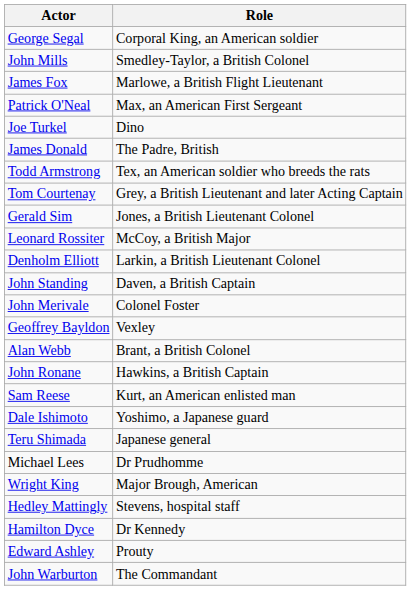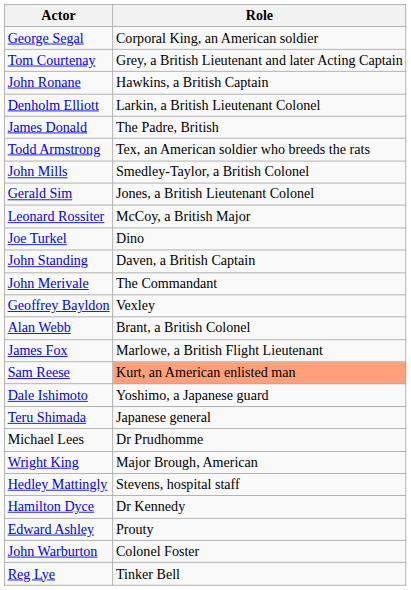rows swapped: (52, 194) <-> (38, 60)
rows swapped: (38, 82) <-> (44, 372)
- row: (49, 104)
rows swapped: (53, 261) <-> (37, 127)
(158, 305) Colonel Foster -> (167, 283) The Commandant
(206, 395) no background -> (206, 372) lightsalmon background
(167, 573) The Commandant -> (158, 551) Colonel Foster
+ row: (31, 573)
